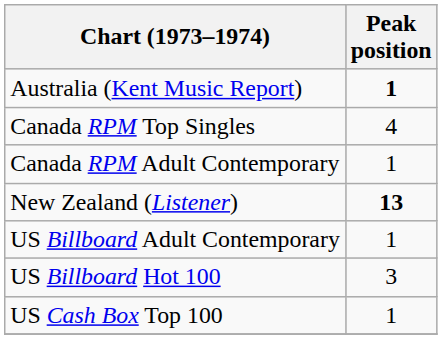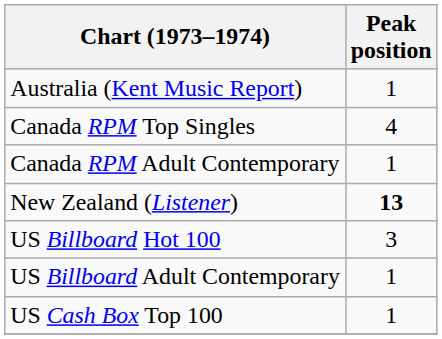(391, 88) bold -> (391, 88) normal
rows swapped: (115, 277) <-> (175, 239)
